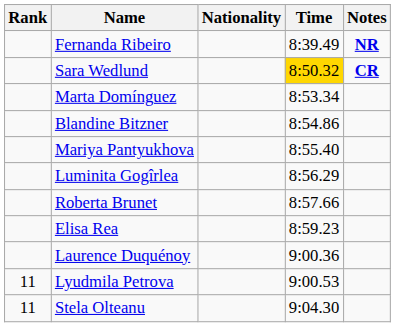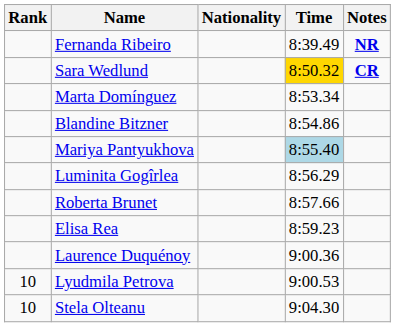(314, 149) no background -> (314, 149) lightblue background
(28, 281) 11 -> (28, 281) 10
(28, 307) 11 -> (28, 307) 10
